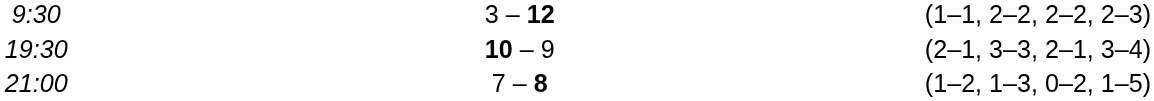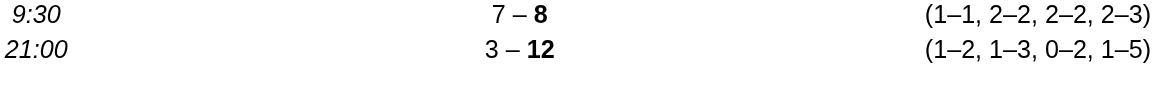(520, 14) 3 – 12 -> (520, 14) 7 – 8
- row: (36, 49)
(520, 83) 7 – 8 -> (520, 49) 3 – 12
